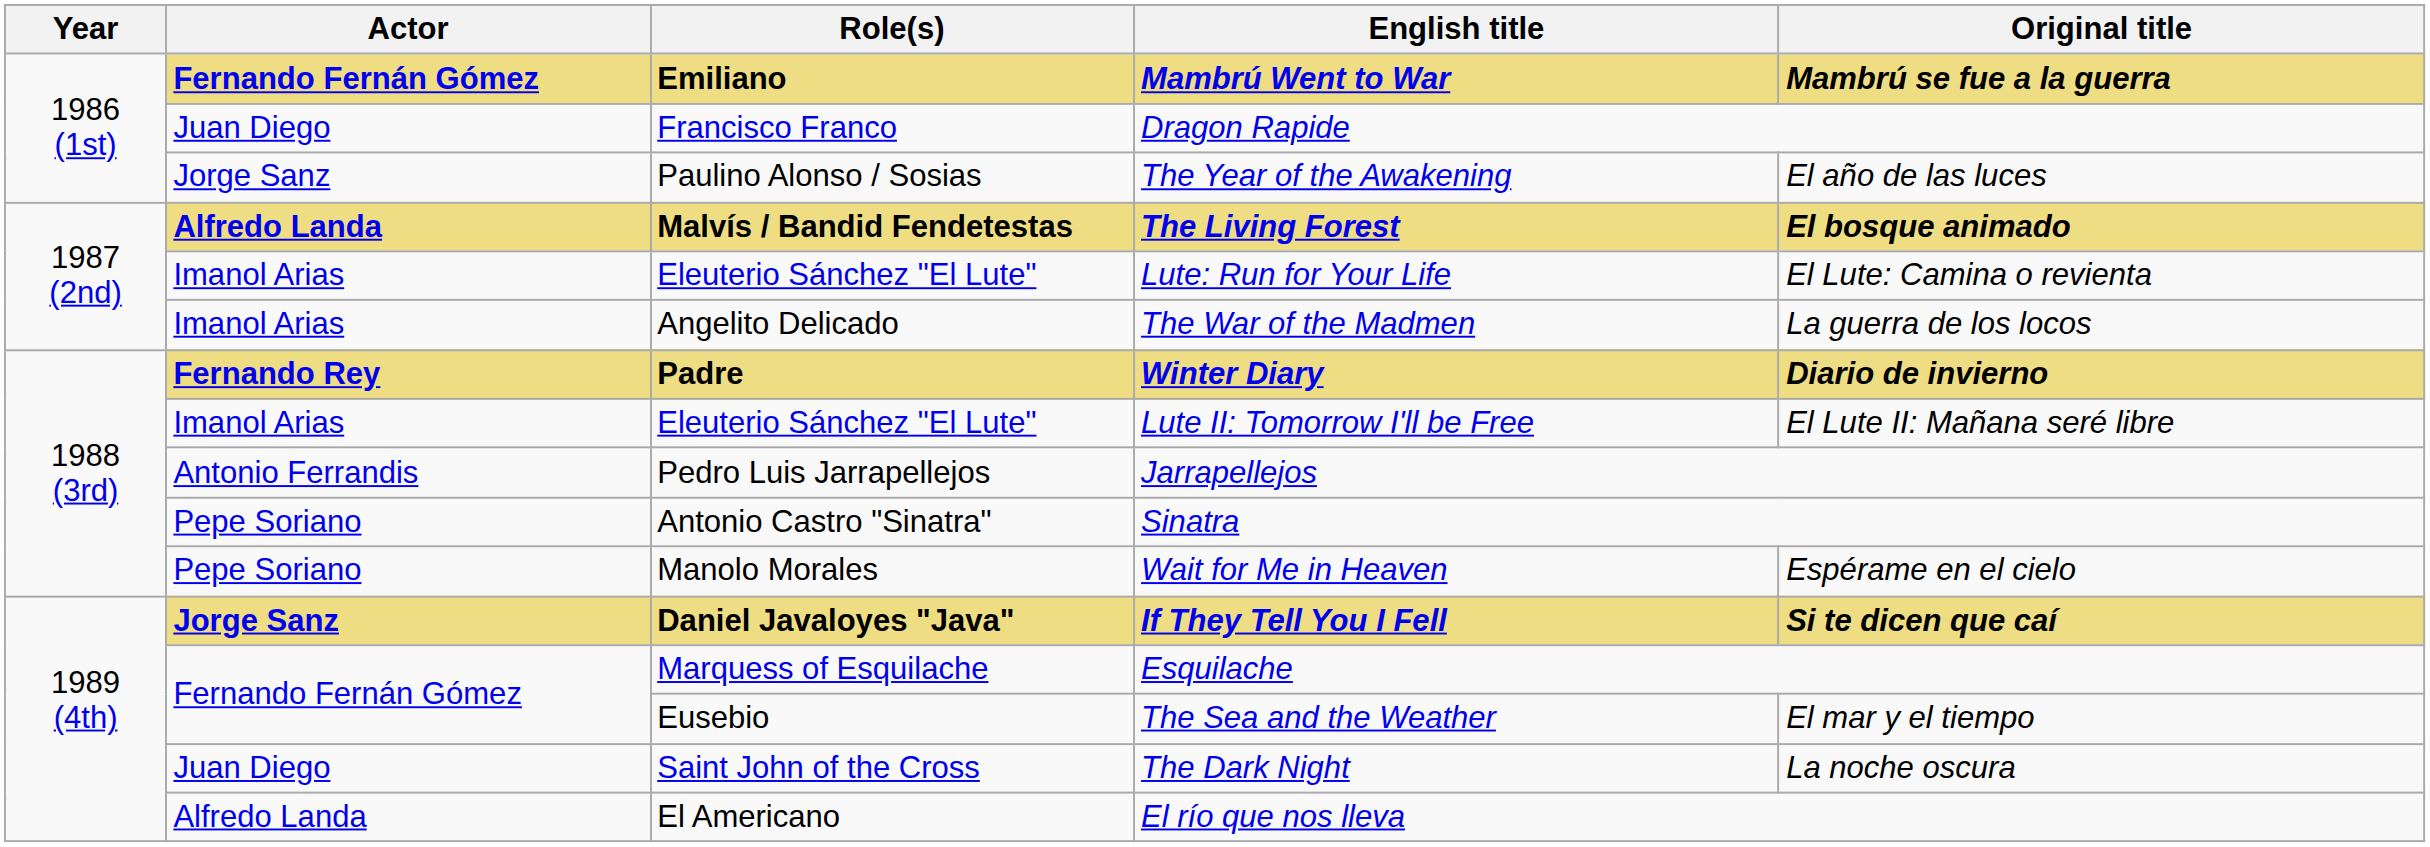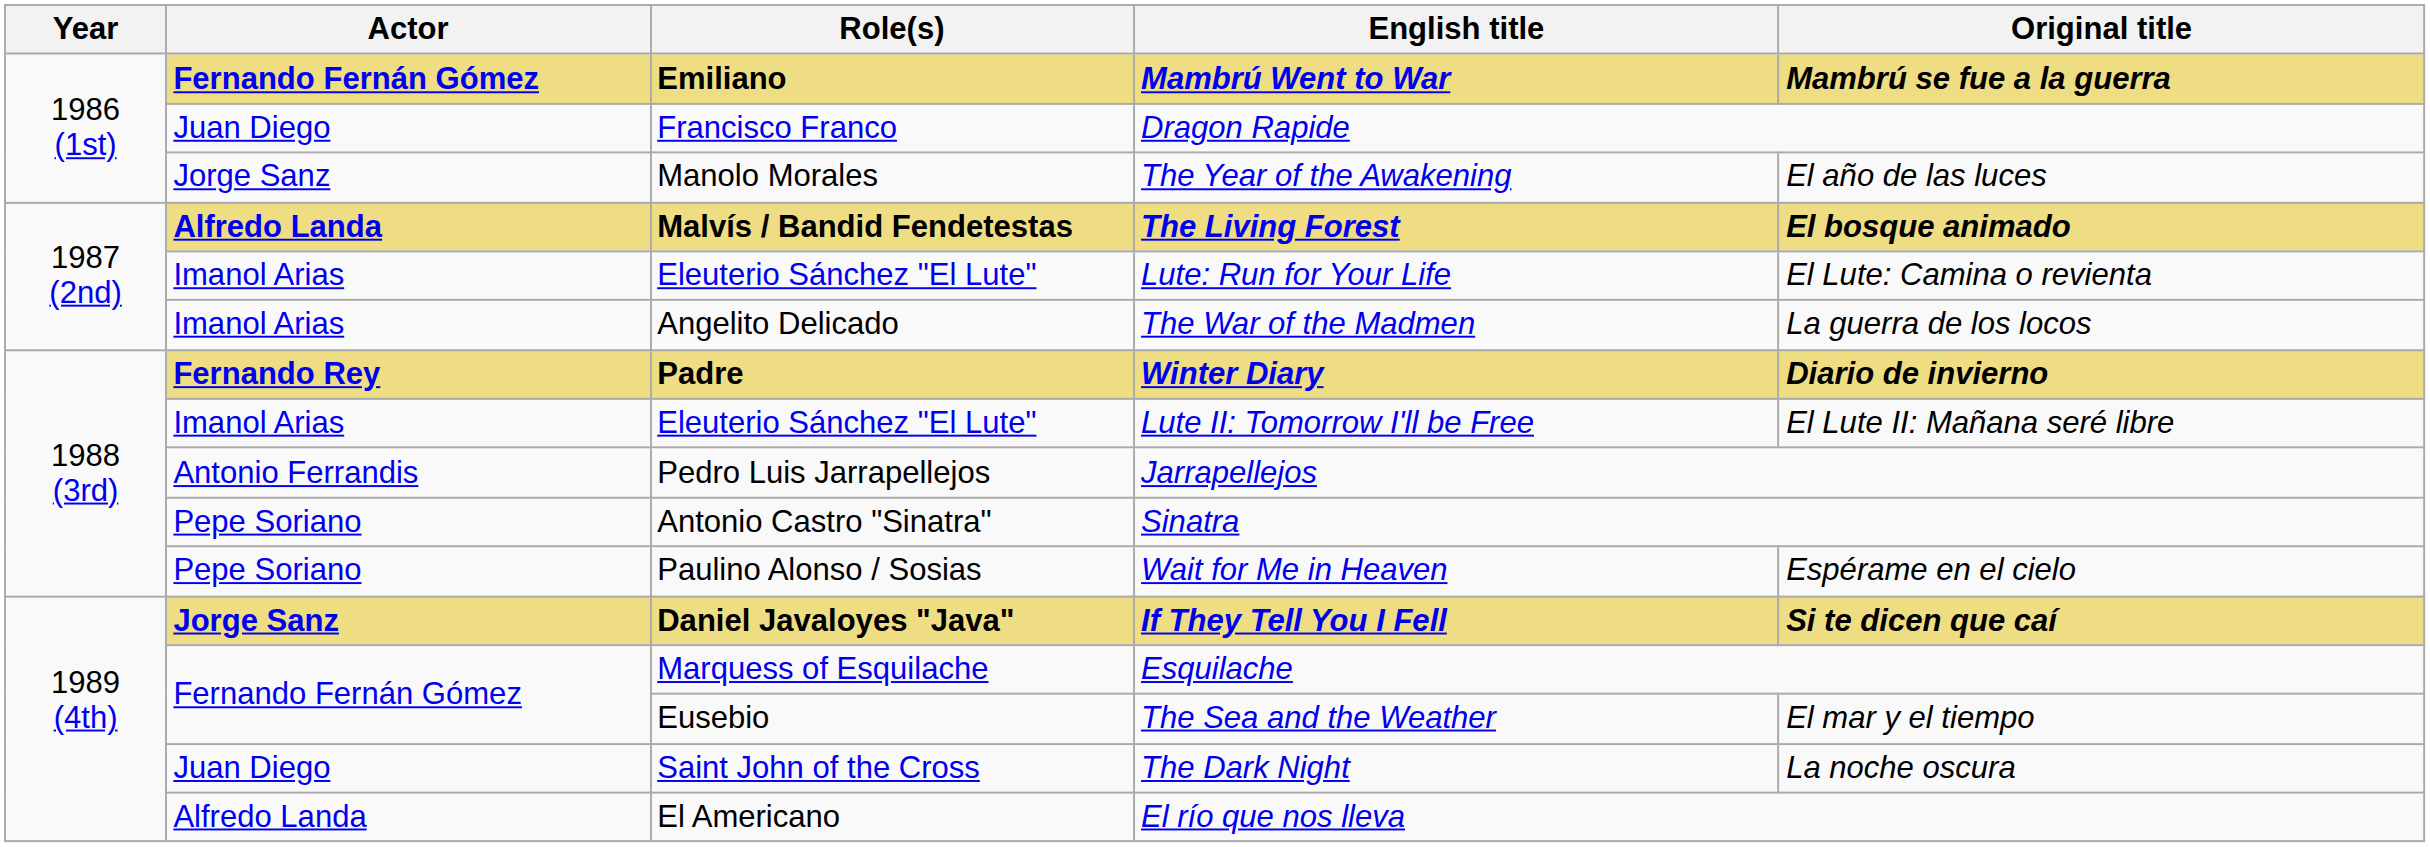(819, 176) Paulino Alonso / Sosias -> (768, 176) Manolo Morales
(768, 570) Manolo Morales -> (819, 570) Paulino Alonso / Sosias
